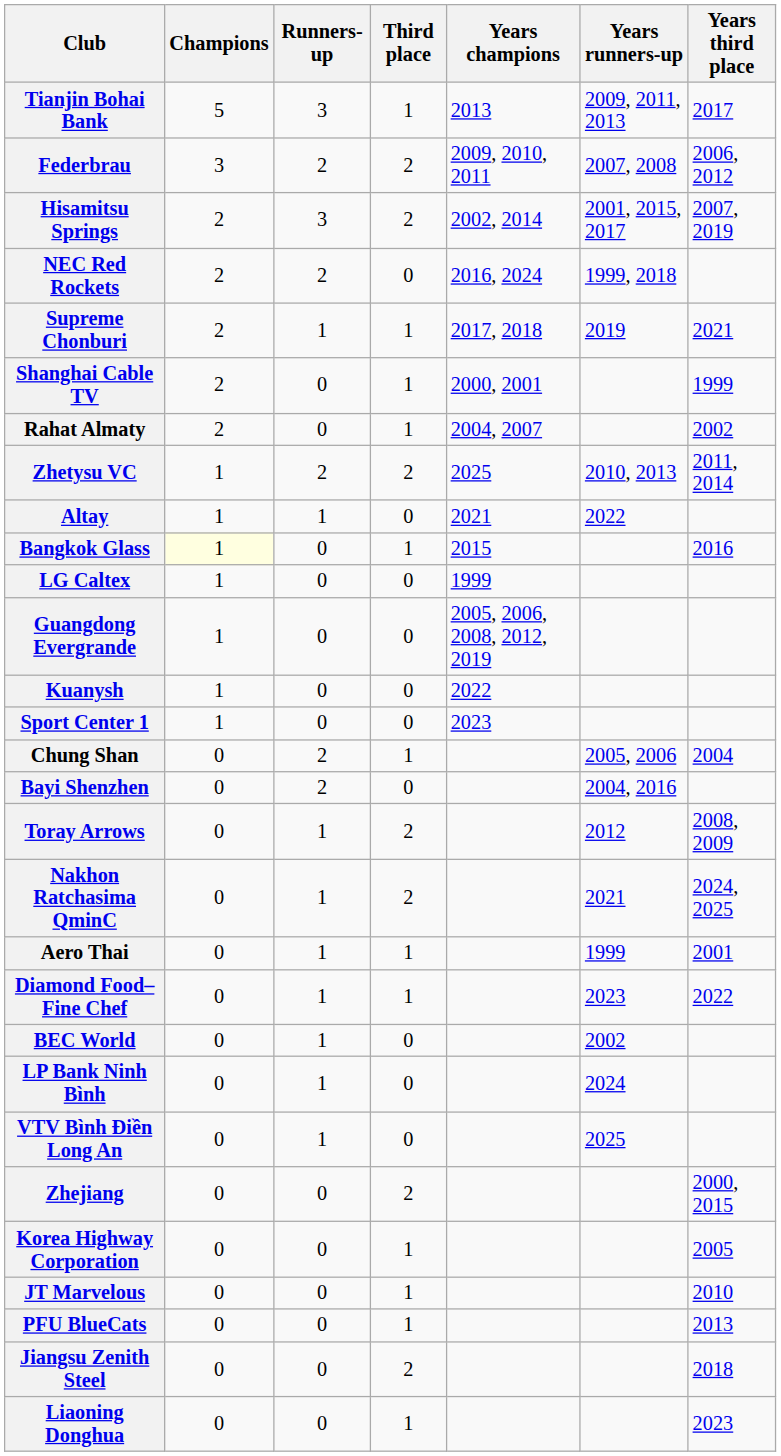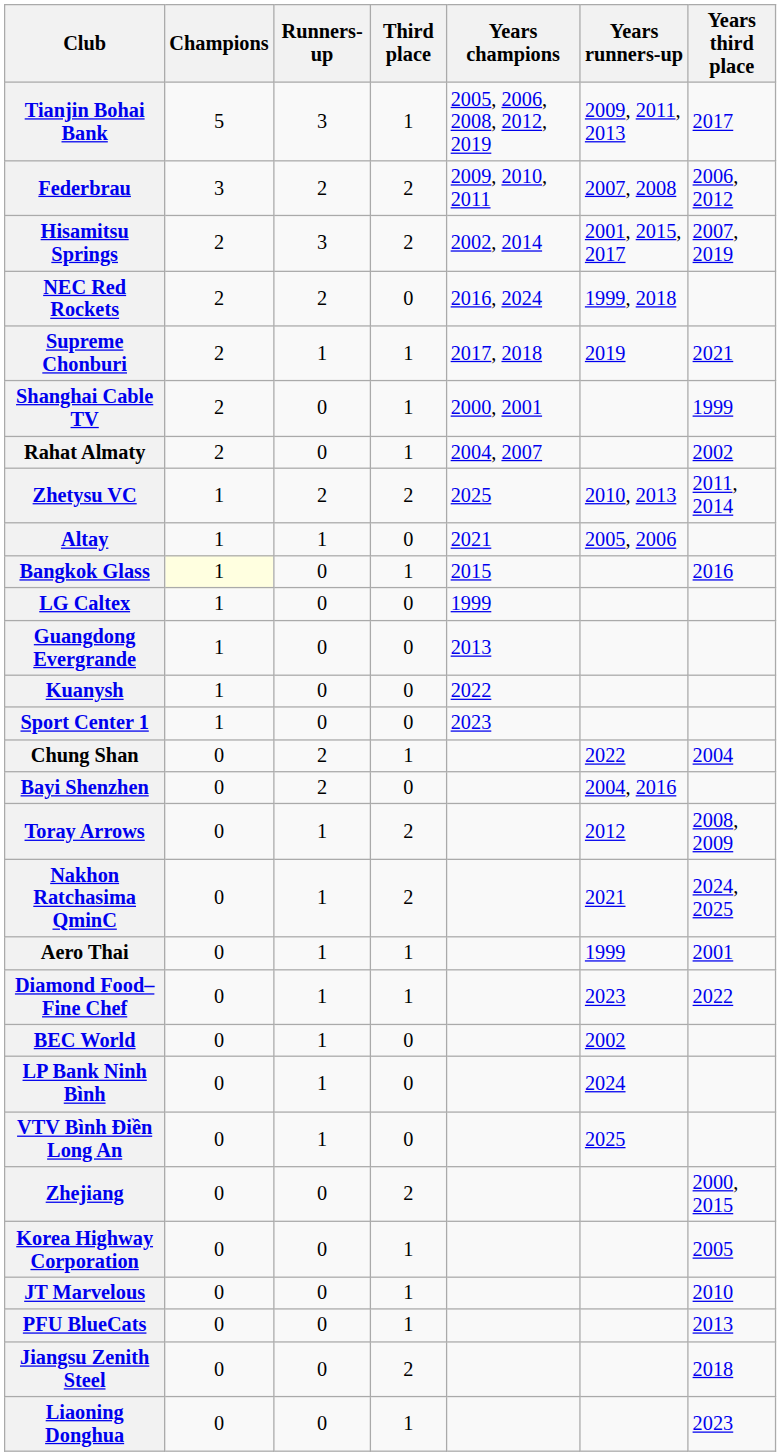(471, 109) 2013 -> (499, 121) 2005, 2006, 2008, 2012, 2019
(605, 516) 2022 -> (631, 539) 2005, 2006
(499, 635) 2005, 2006, 2008, 2012, 2019 -> (471, 647) 2013
(631, 755) 2005, 2006 -> (605, 755) 2022
